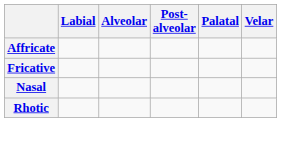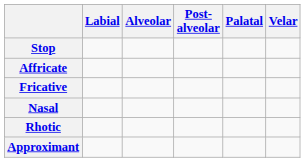+ row: (43, 48)
+ row: (43, 147)
